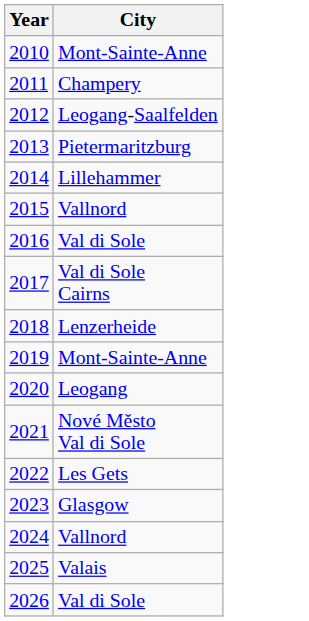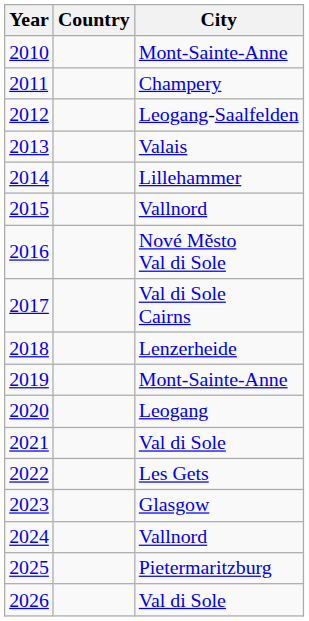+ column: (94, 20)
(125, 146) Pietermaritzburg -> (163, 146) Valais
(102, 240) Val di Sole -> (188, 251) Nové Město Val di Sole
(107, 431) Nové Město Val di Sole -> (182, 442) Val di Sole
(82, 568) Valais -> (205, 568) Pietermaritzburg
